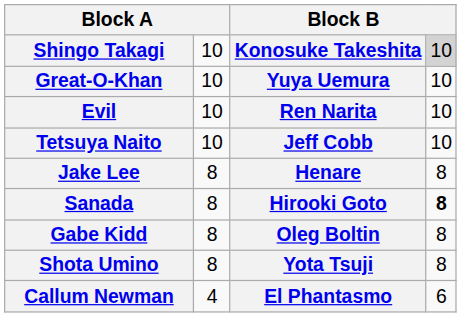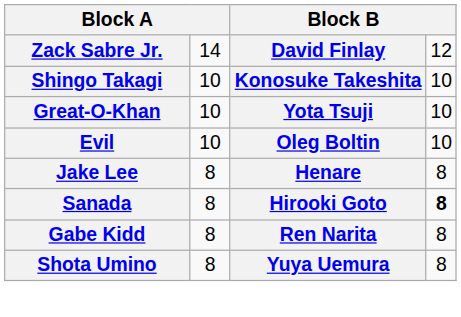+ row: (97, 50)
(441, 50) lightgrey background -> (441, 81) no background
(328, 81) Yuya Uemura -> (328, 111) Yota Tsuji
(328, 111) Ren Narita -> (328, 142) Oleg Boltin
- row: (99, 142)
(328, 234) Oleg Boltin -> (328, 234) Ren Narita
(328, 265) Yota Tsuji -> (328, 265) Yuya Uemura
- row: (99, 296)
